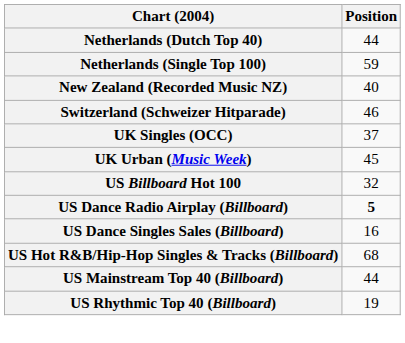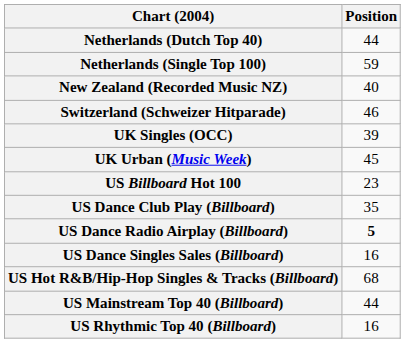(371, 135) 37 -> (371, 135) 39
(371, 183) 32 -> (371, 183) 23
+ row: (173, 207)
(371, 302) 19 -> (371, 326) 16
